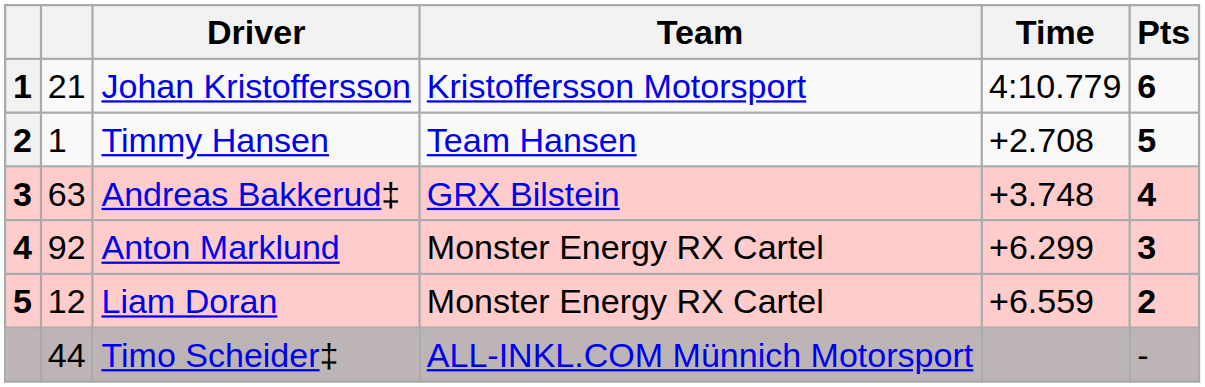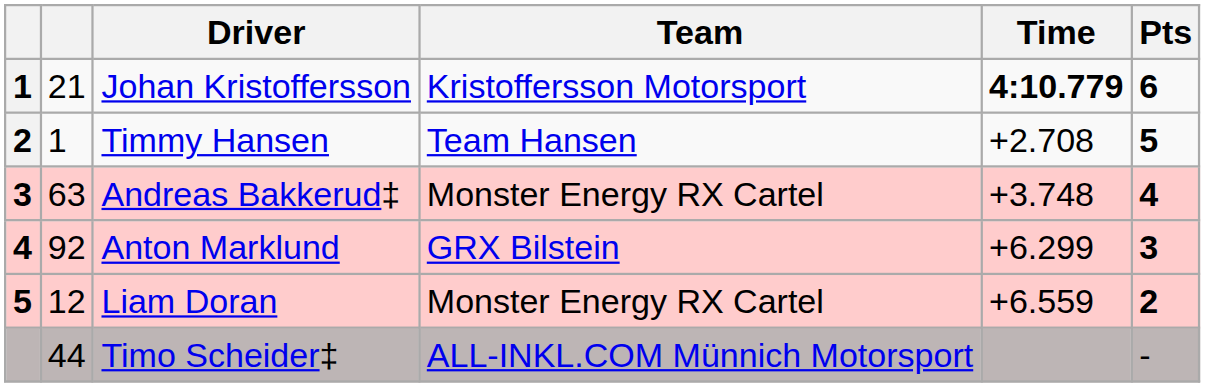(1055, 86) normal -> (1056, 86) bold
(523, 194) GRX Bilstein -> (625, 194) Monster Energy RX Cartel
(625, 248) Monster Energy RX Cartel -> (523, 248) GRX Bilstein
